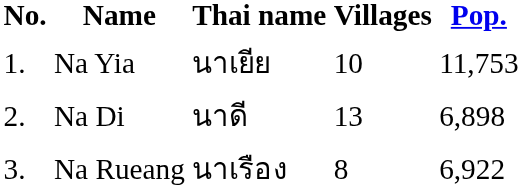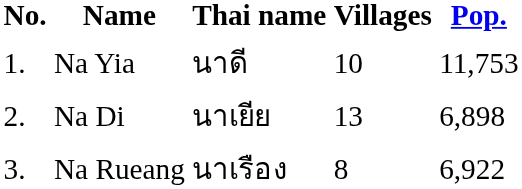(231, 63) นาเยีย -> (220, 63) นาดี
(220, 116) นาดี -> (231, 116) นาเยีย
